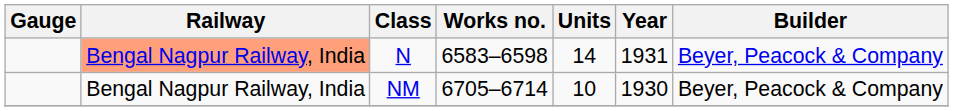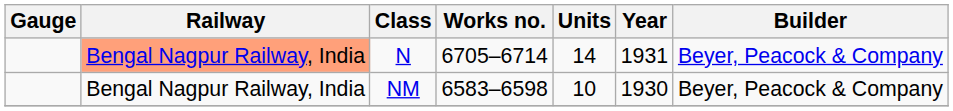(495, 55) 6583–6598 -> (495, 55) 6705–6714
(495, 88) 6705–6714 -> (495, 88) 6583–6598
